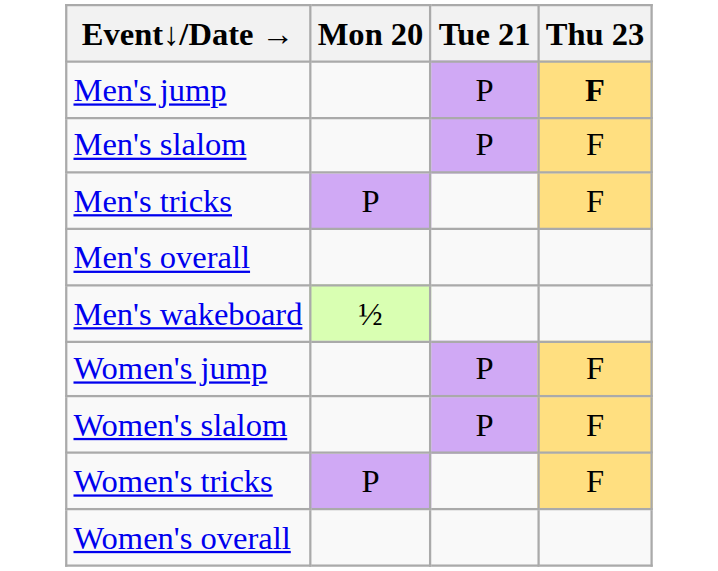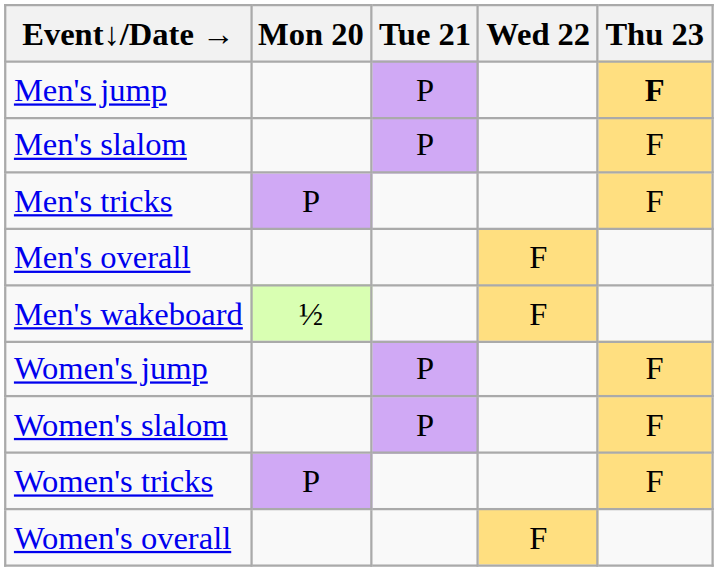+ column: (538, 33)
